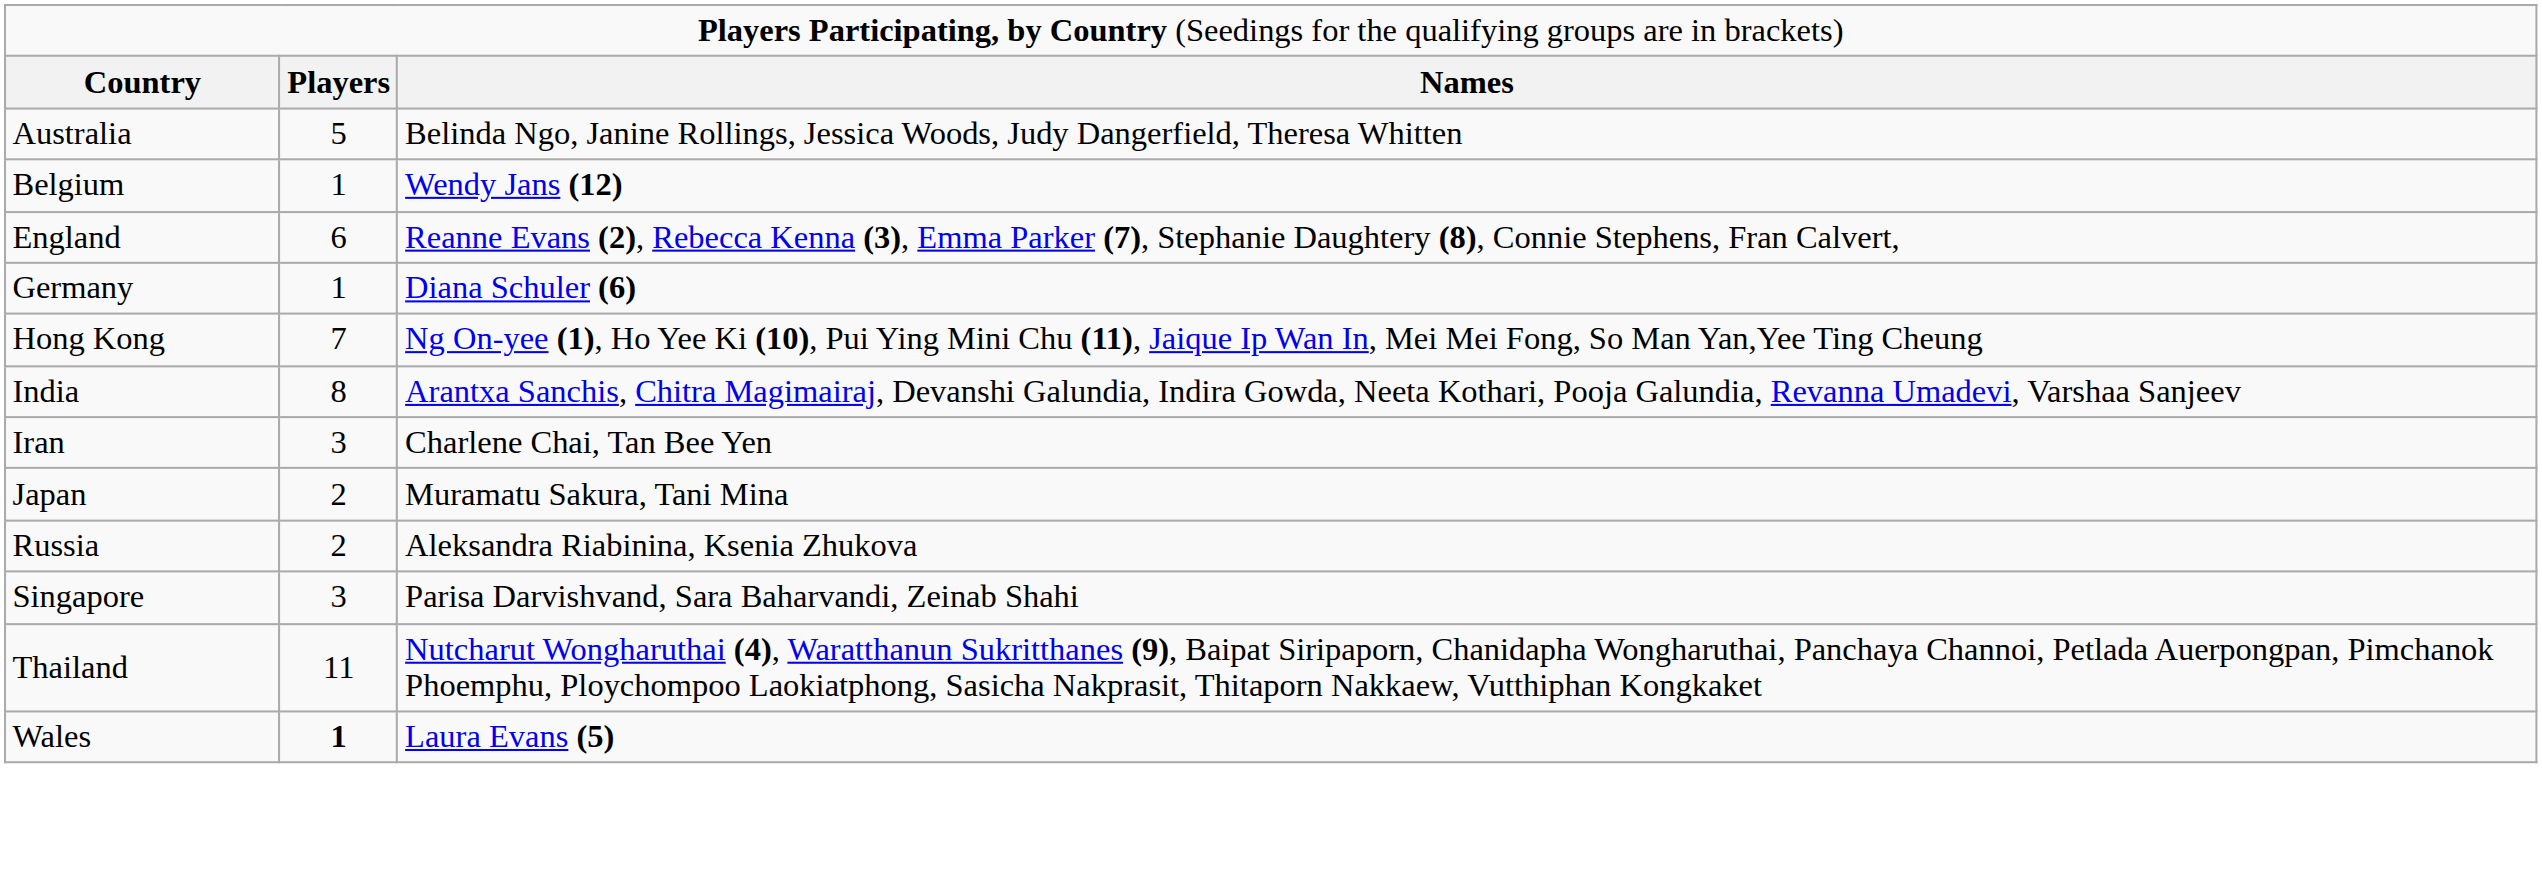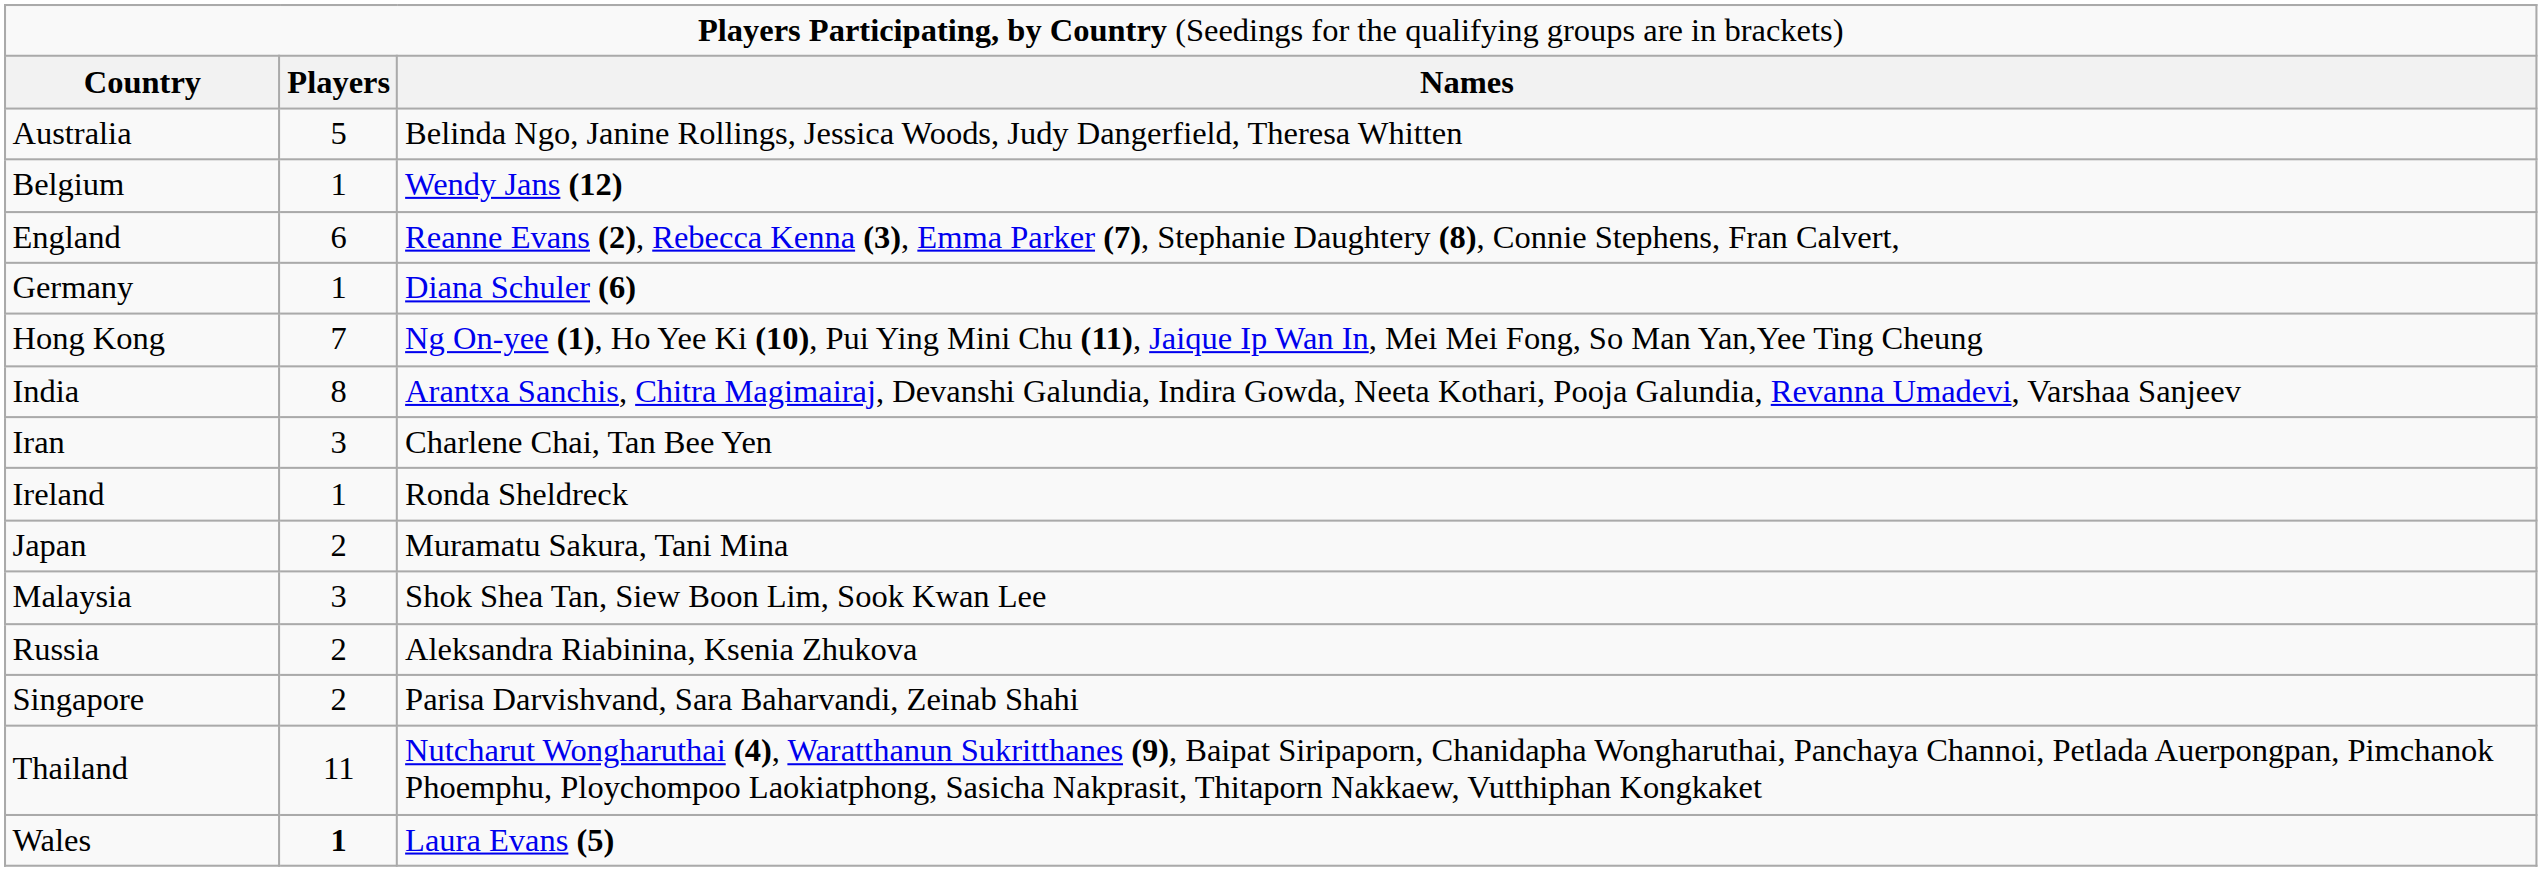+ row: (58, 493)
+ row: (72, 596)
(339, 596) 3 -> (339, 699) 2
